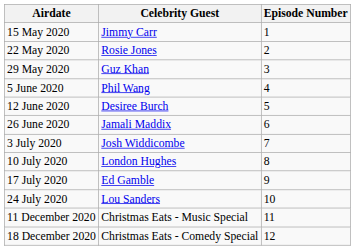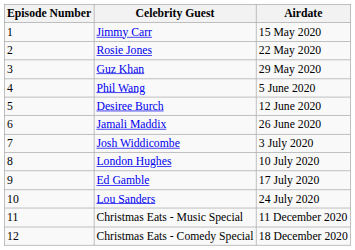columns swapped: (306, 13) <-> (51, 13)
